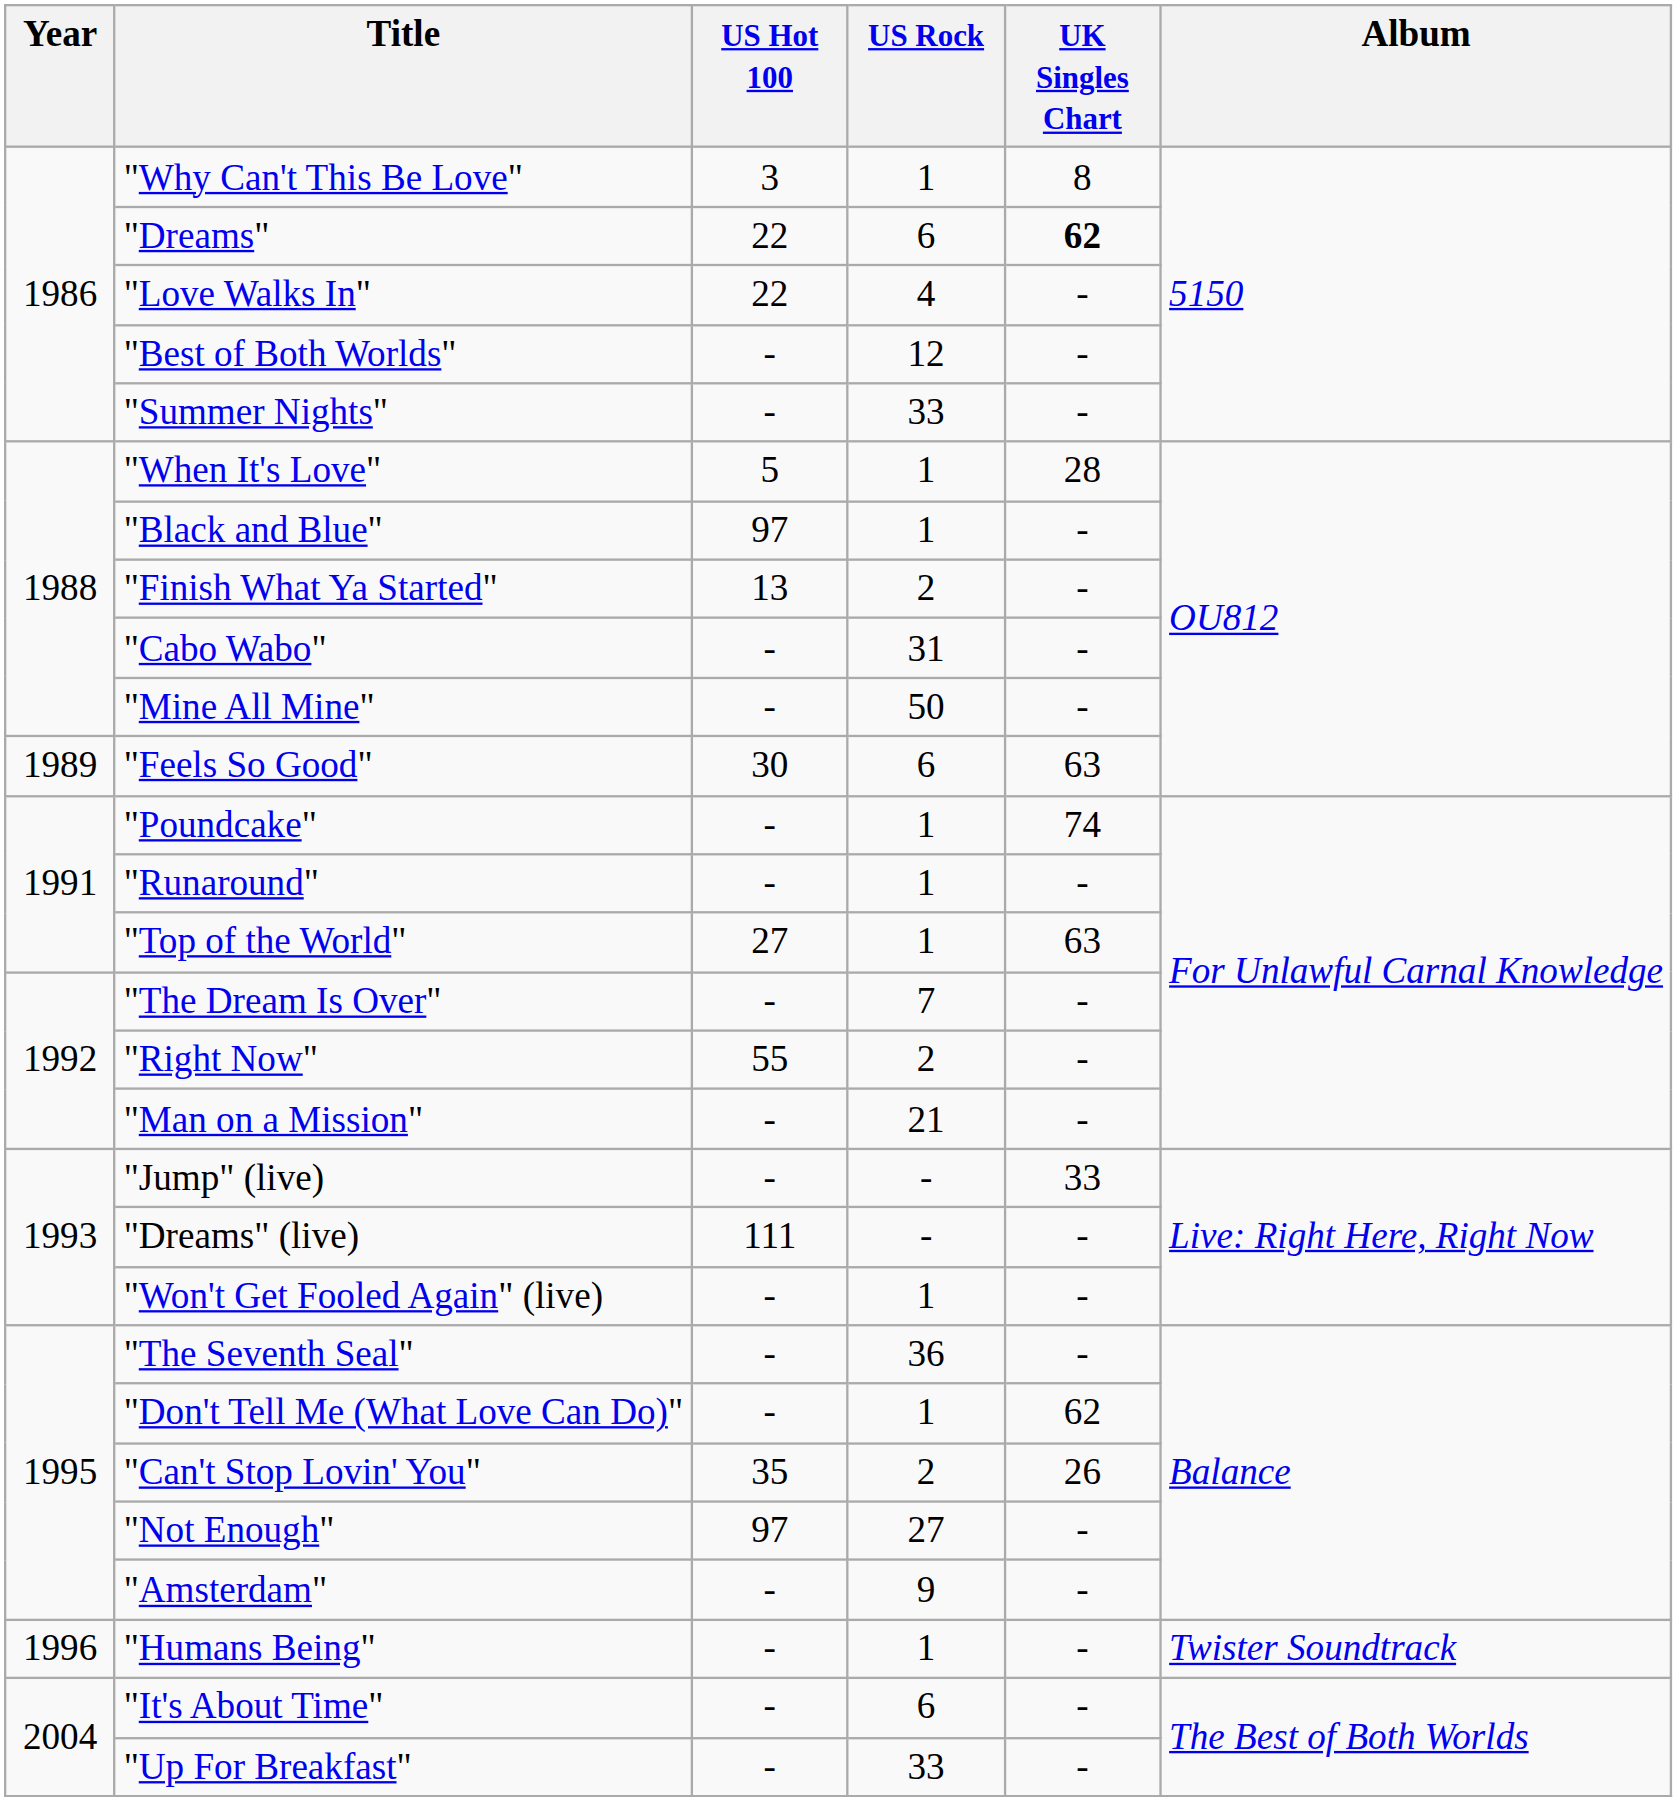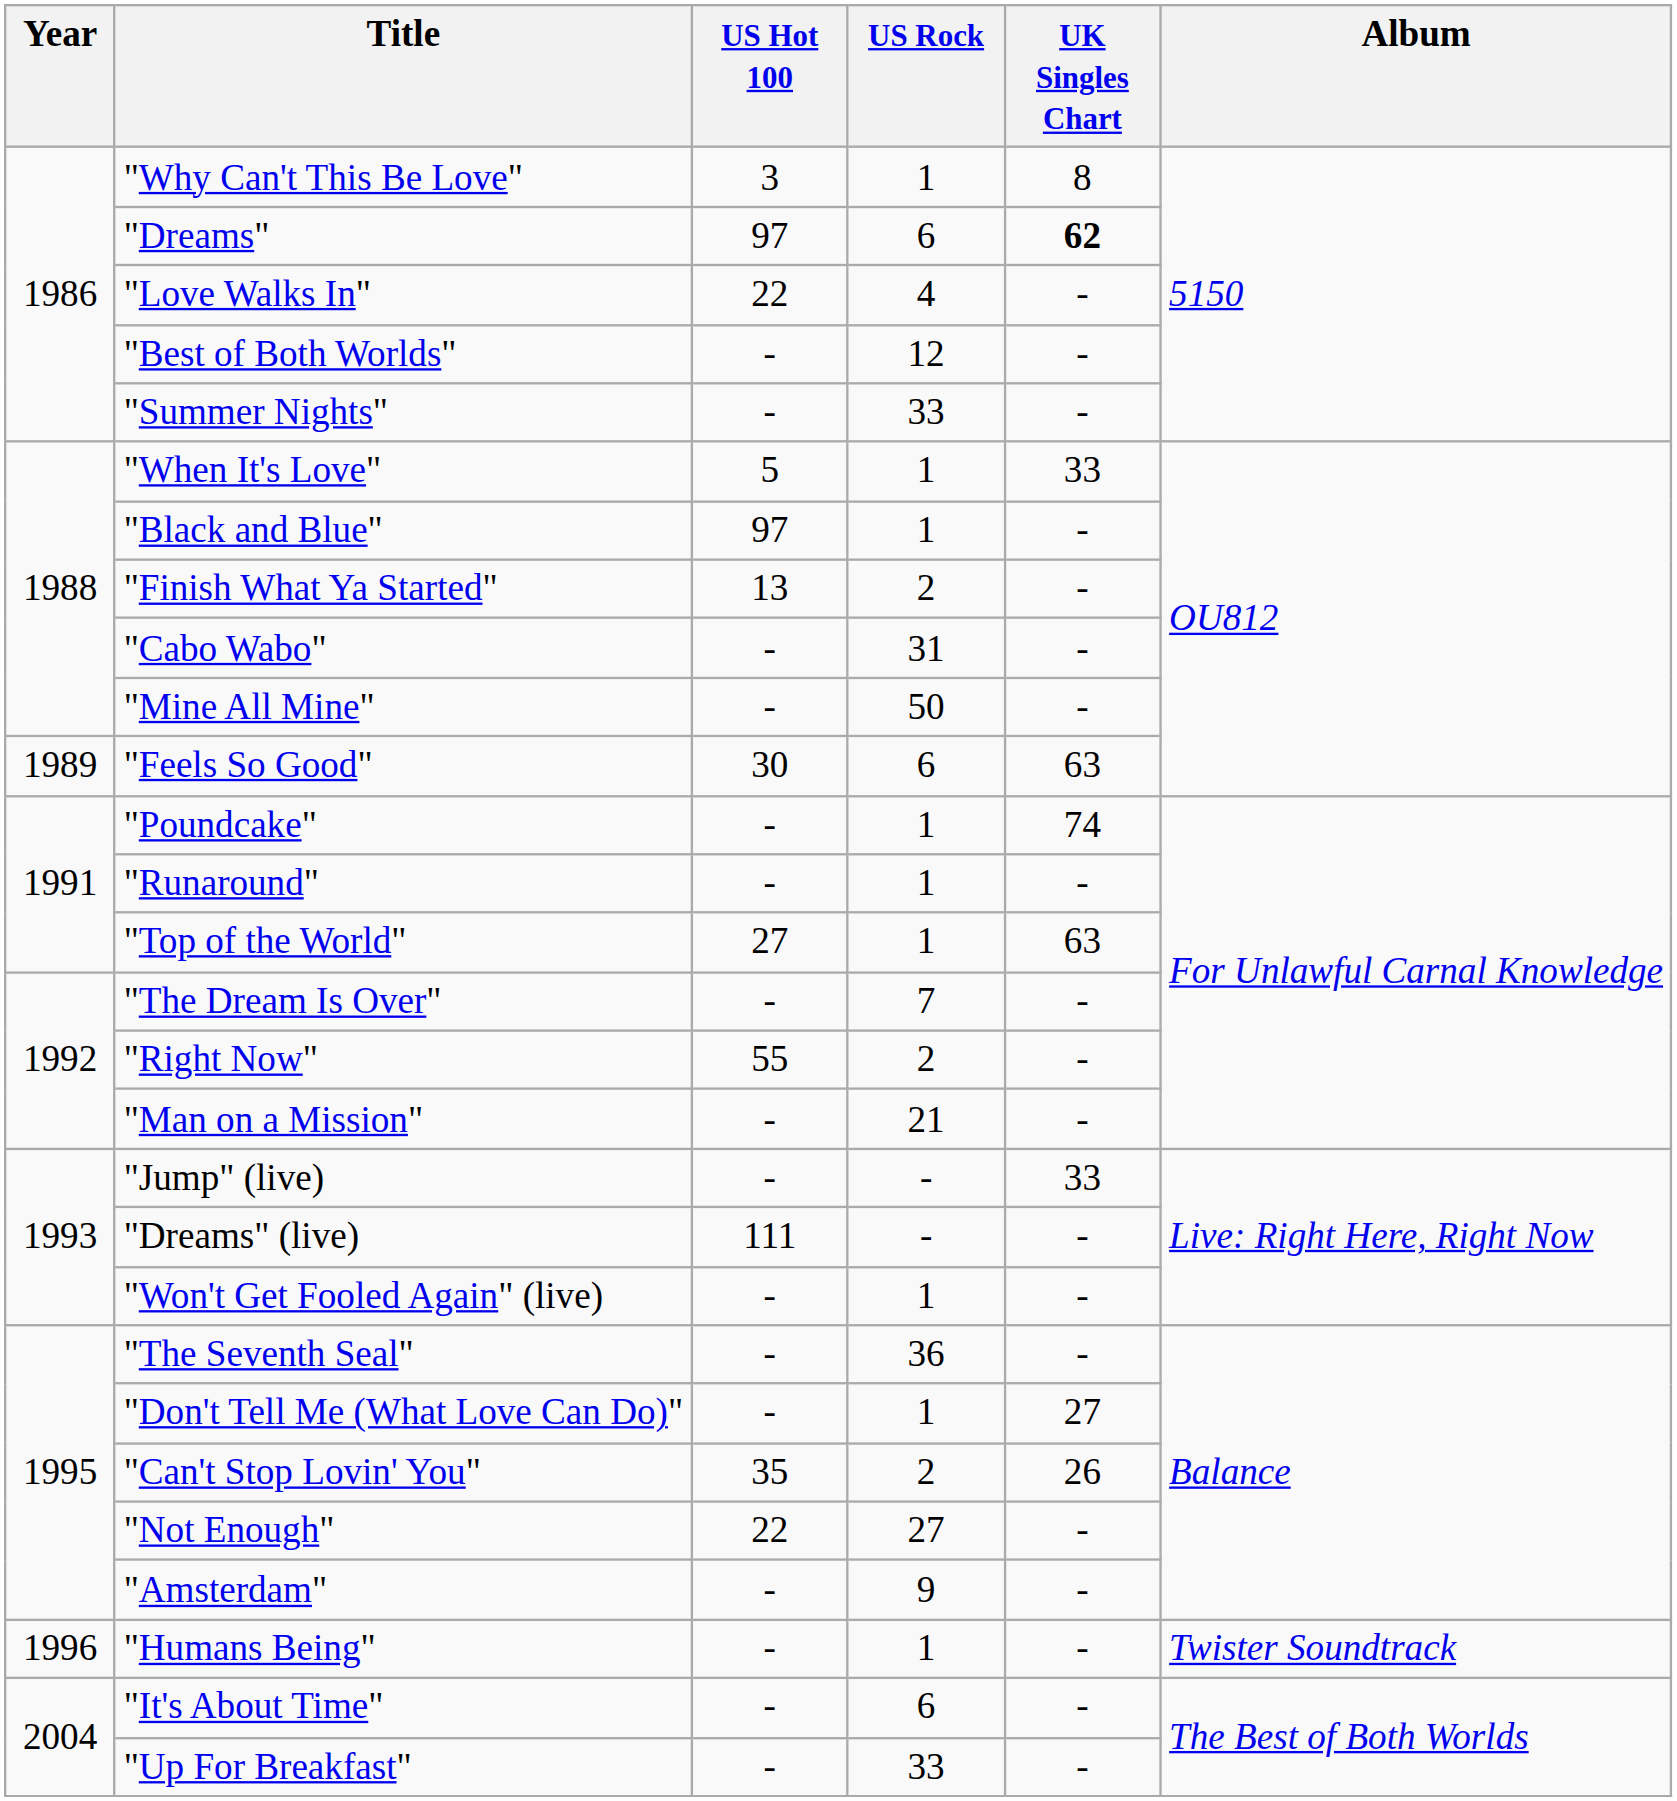(770, 235) 22 -> (770, 235) 97
(1082, 470) 28 -> (1082, 470) 33
(1082, 1412) 62 -> (1082, 1412) 27
(770, 1530) 97 -> (770, 1530) 22
